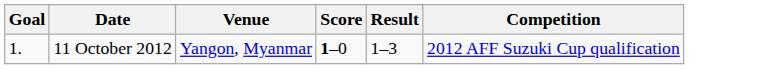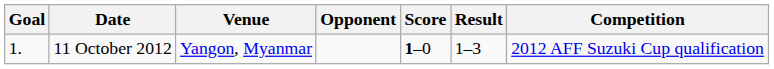+ column: (358, 19)
